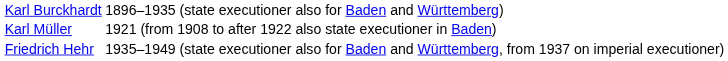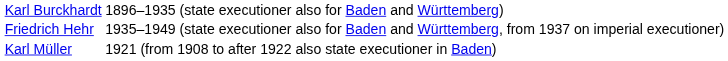rows swapped: (38, 29) <-> (49, 49)
